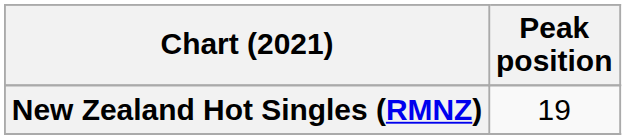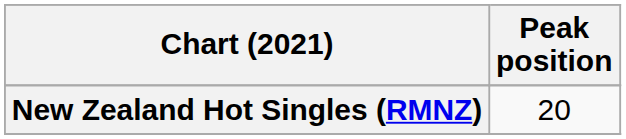(554, 109) 19 -> (554, 109) 20
